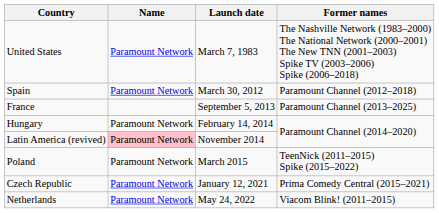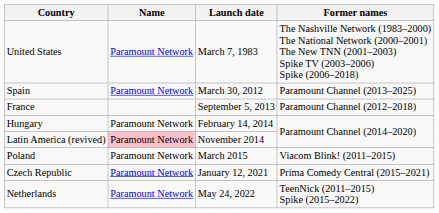(348, 91) Paramount Channel (2012–2018) -> (348, 91) Paramount Channel (2013–2025)
(348, 107) Paramount Channel (2013–2025) -> (348, 107) Paramount Channel (2012–2018)
(327, 161) TeenNick (2011–2015) Spike (2015–2022) -> (337, 156) Viacom Blink! (2011–2015)
(337, 200) Viacom Blink! (2011–2015) -> (327, 194) TeenNick (2011–2015) Spike (2015–2022)
